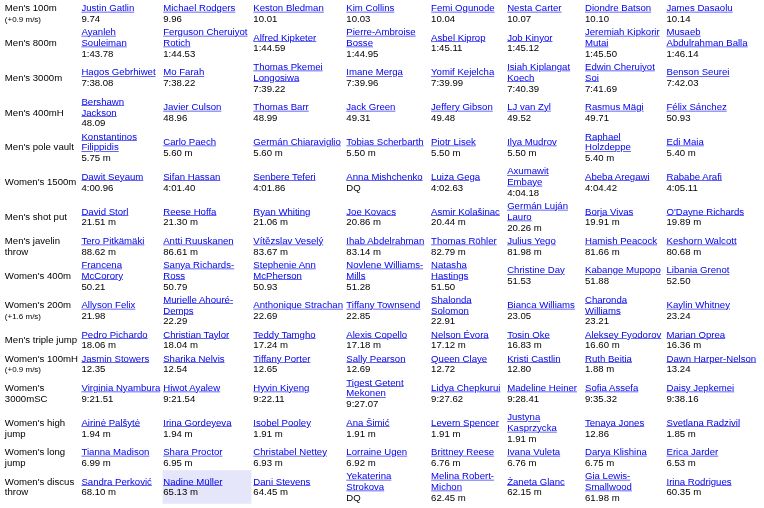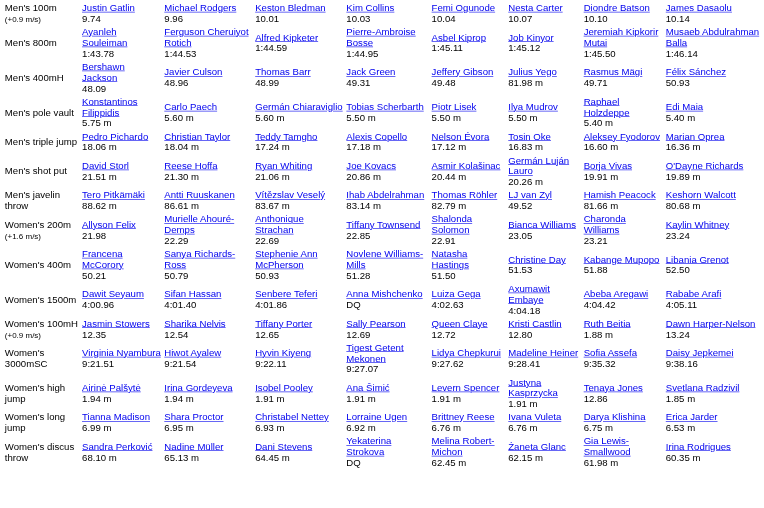- row: (33, 78)
(529, 112) LJ van Zyl 49.52 -> (533, 78) Julius Yego 81.98 m
rows swapped: (41, 340) <-> (41, 182)
(531, 246) Julius Yego 81.98 m -> (530, 201) LJ van Zyl 49.52
rows swapped: (38, 310) <-> (38, 276)
(193, 487) lavender background -> (194, 452) no background
